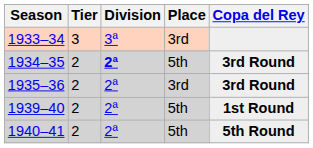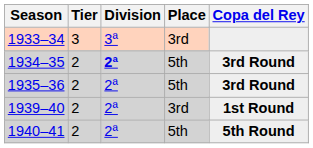(178, 85) 3rd -> (178, 85) 5th
(178, 108) 5th -> (178, 108) 3rd
